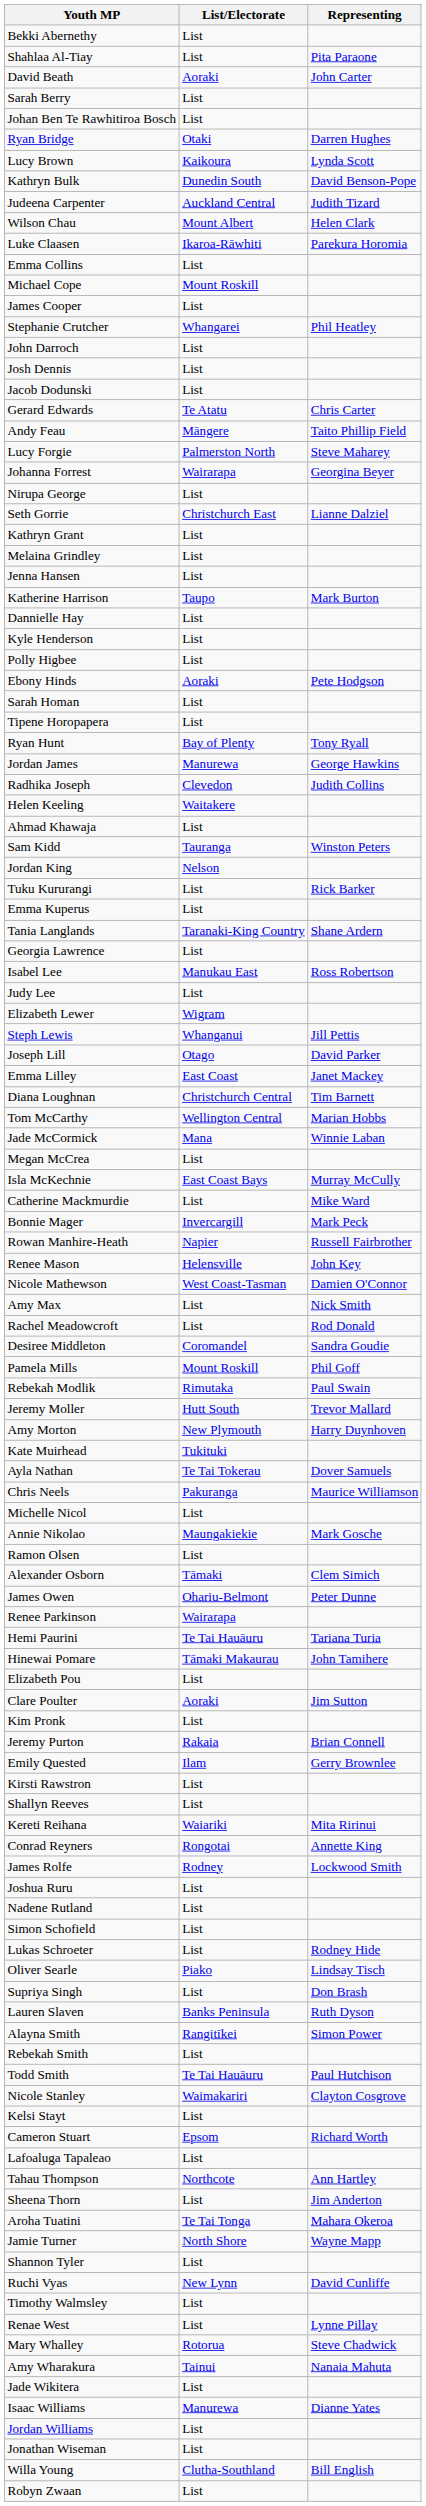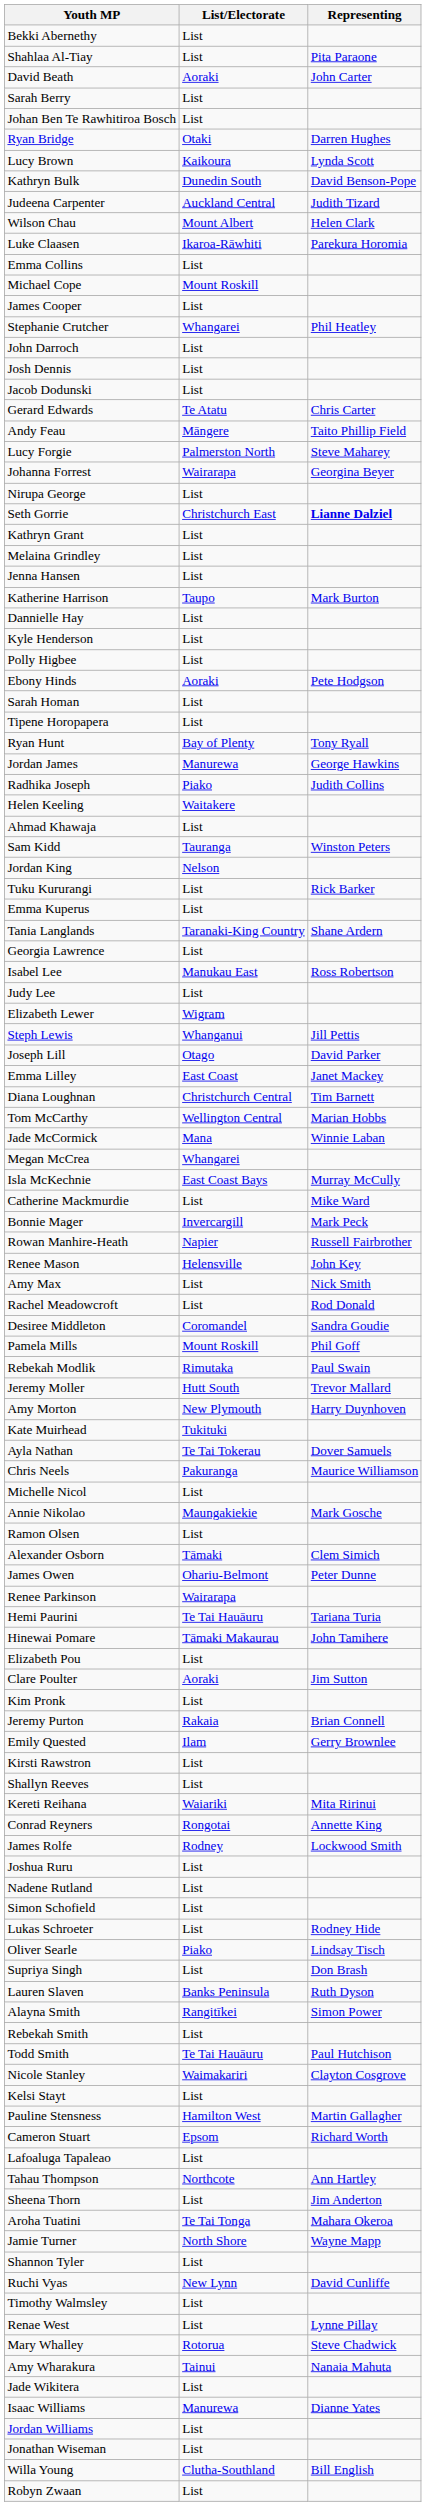(350, 514) normal -> (351, 514) bold
(207, 784) Clevedon -> (197, 784) Piako
(192, 1159) List -> (211, 1159) Whangarei
- row: (57, 1284)
+ row: (54, 2116)
